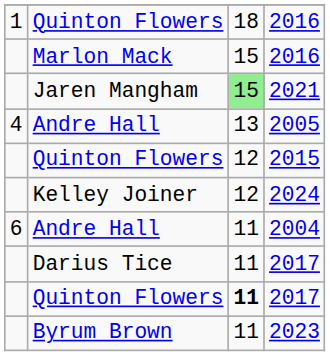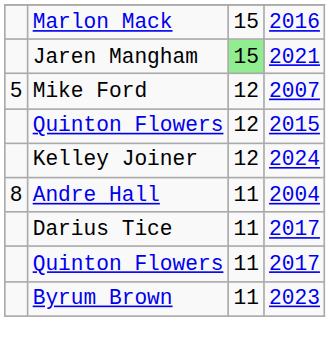- row: (128, 22)
- row: (96, 126)
+ row: (90, 91)
(16, 229) 6 -> (16, 195) 8
(246, 298) bold -> (246, 264) normal
